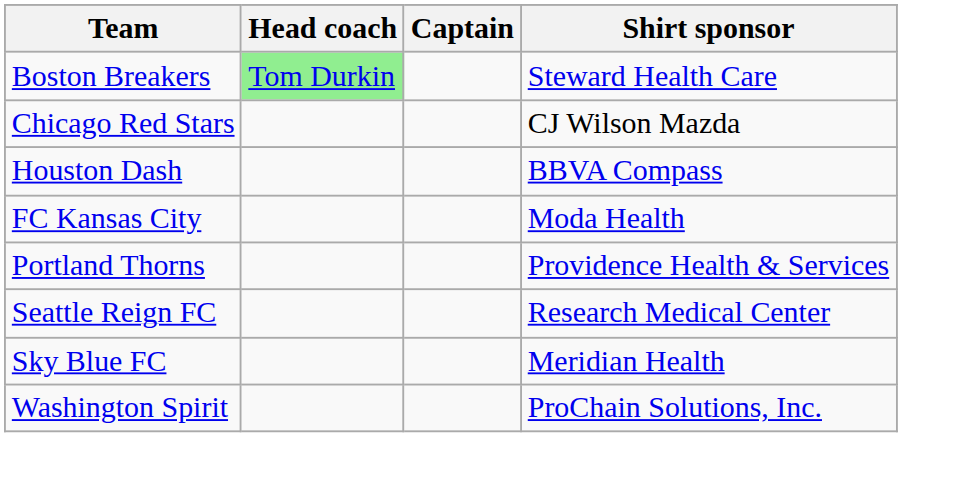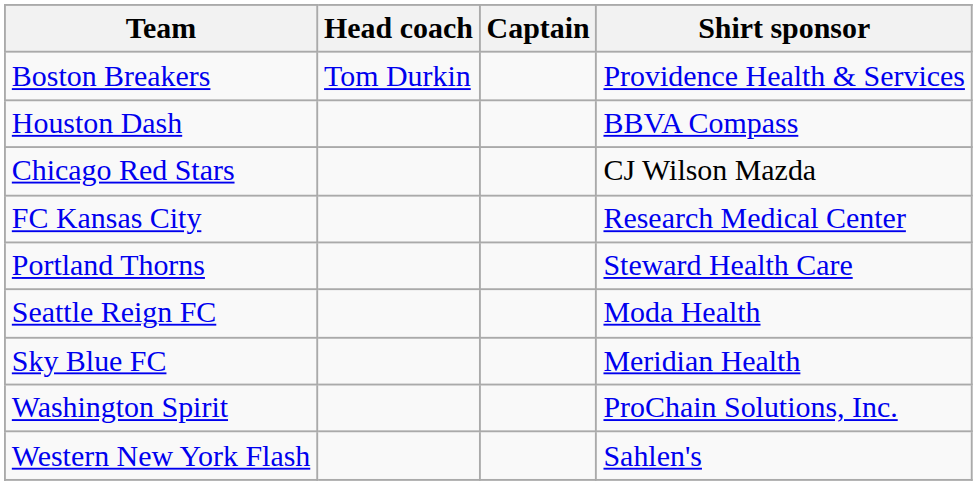(322, 75) lightgreen background -> (397, 75) no background
(652, 75) Steward Health Care -> (784, 75) Providence Health & Services
rows swapped: (123, 123) <-> (97, 170)
(606, 218) Moda Health -> (755, 218) Research Medical Center
(708, 265) Providence Health & Services -> (728, 265) Steward Health Care
(679, 312) Research Medical Center -> (682, 312) Moda Health
+ row: (161, 455)
